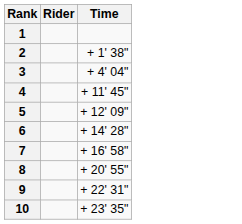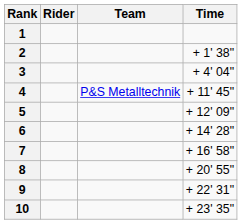+ column: (130, 14)
